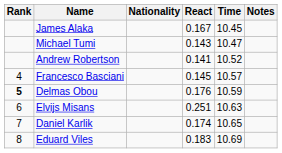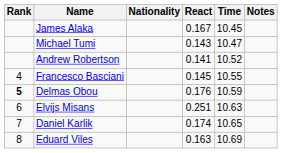(229, 76) 10.57 -> (229, 76) 10.55
(198, 140) 0.183 -> (198, 140) 0.163
